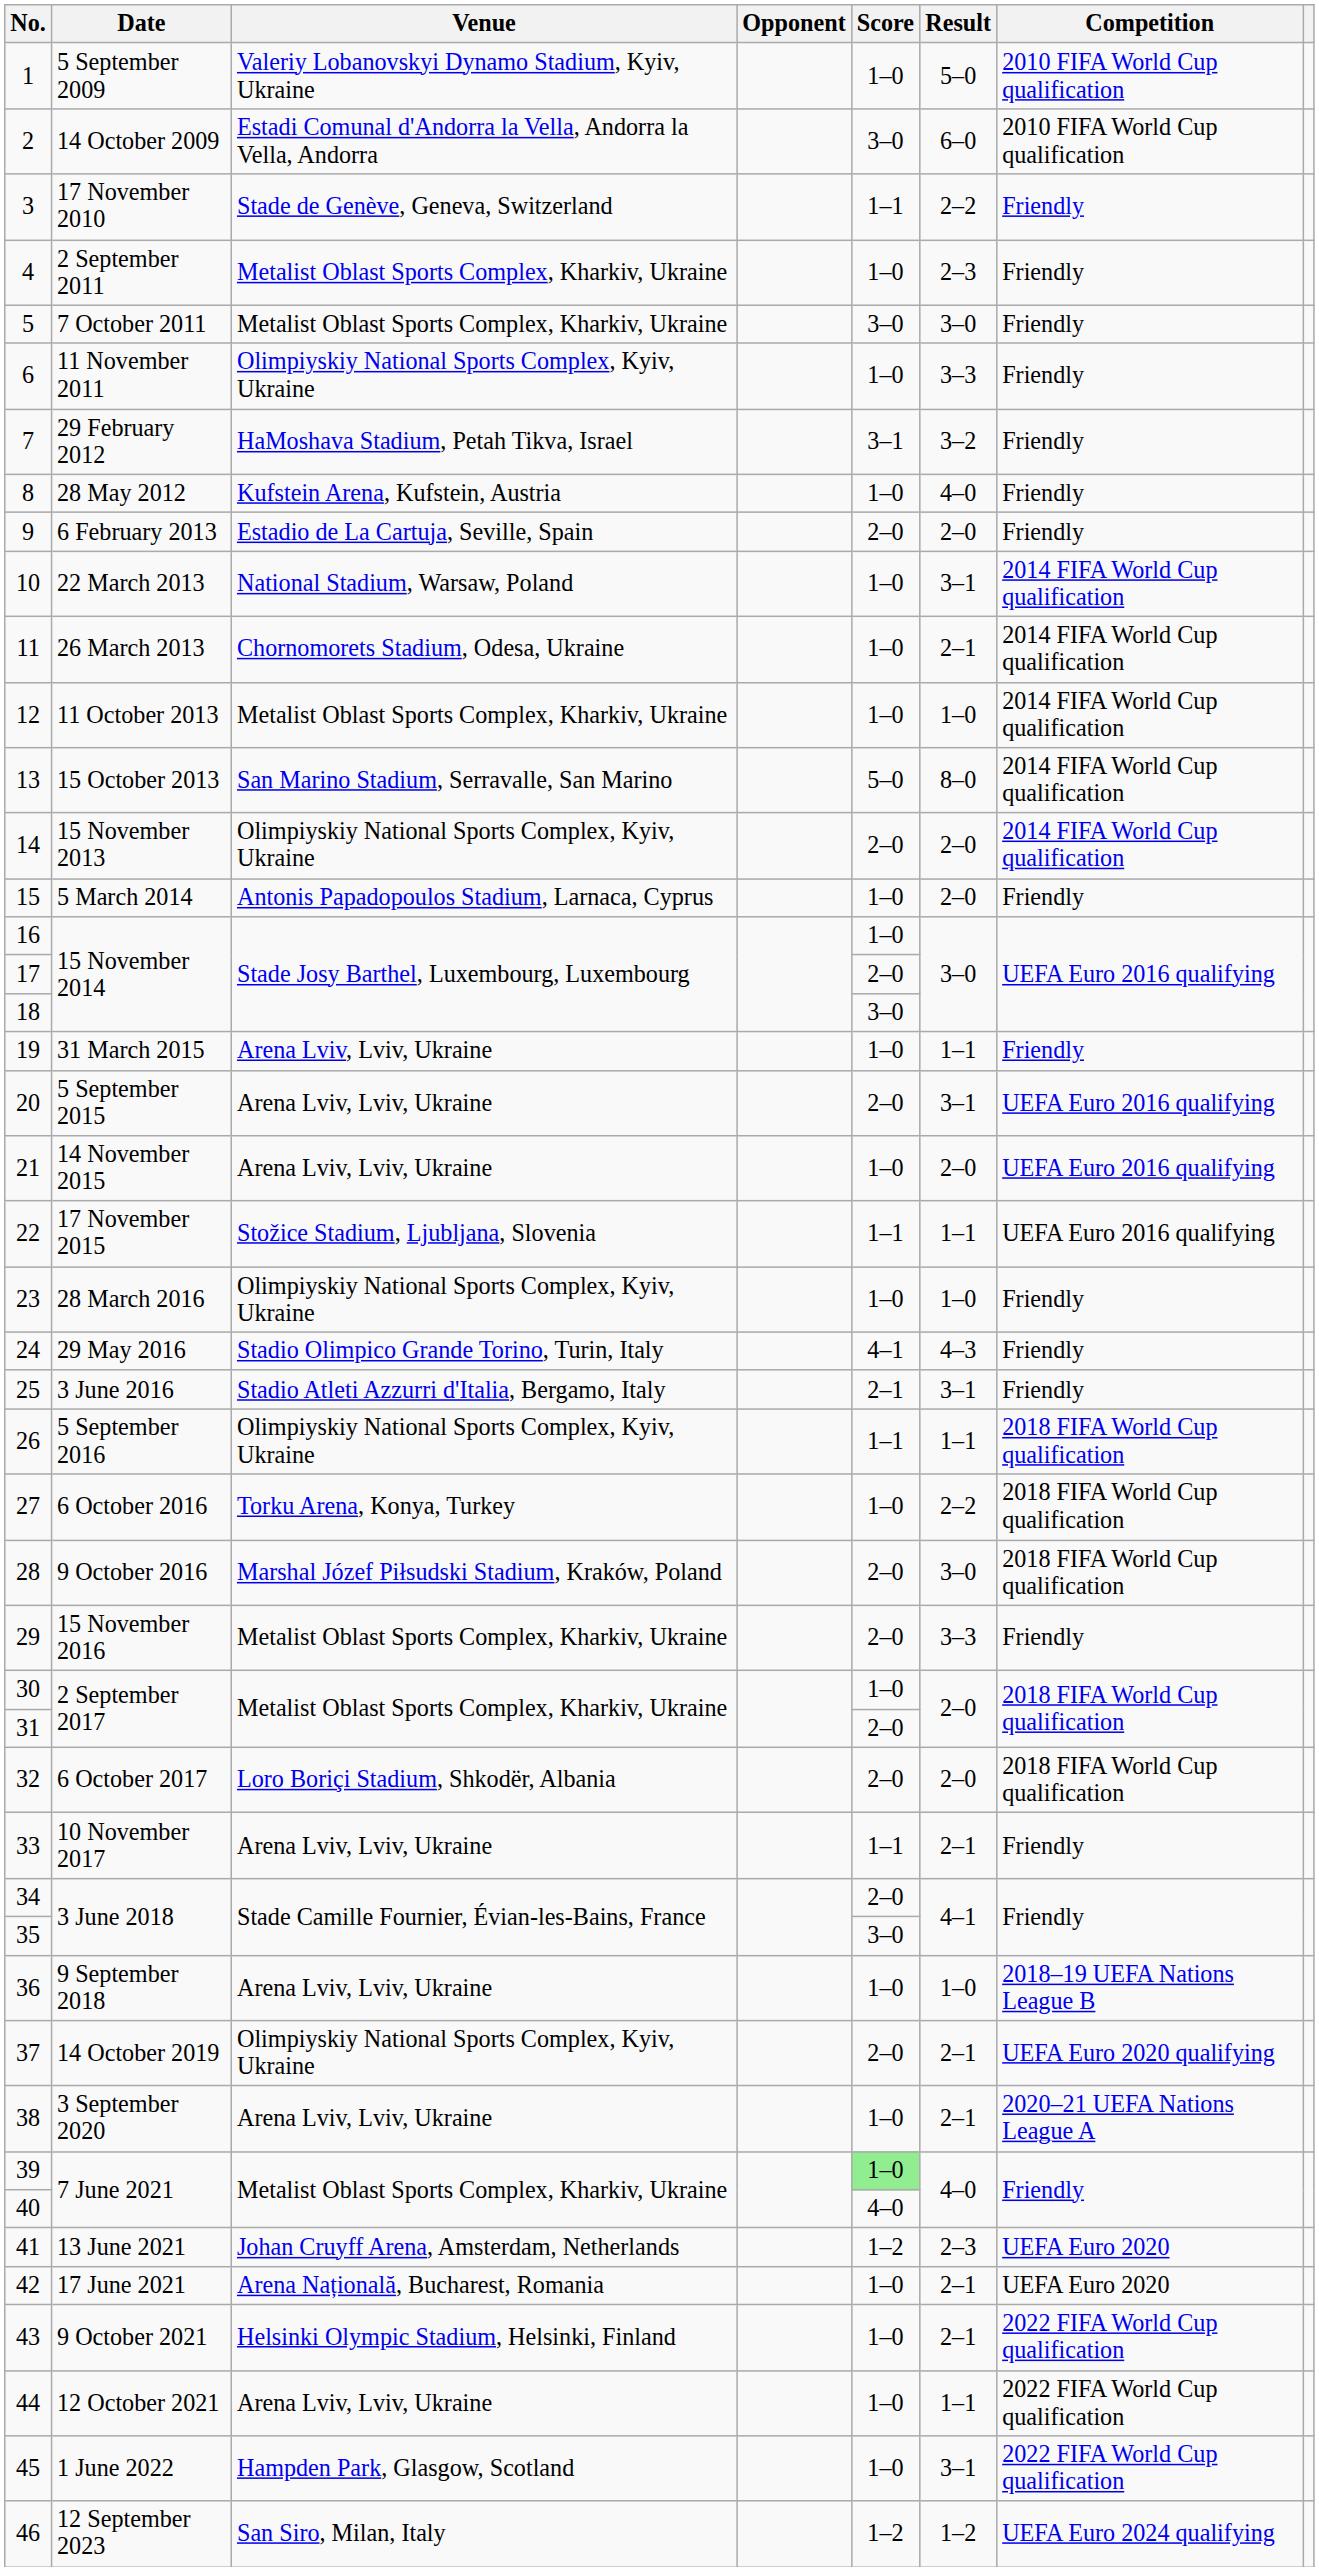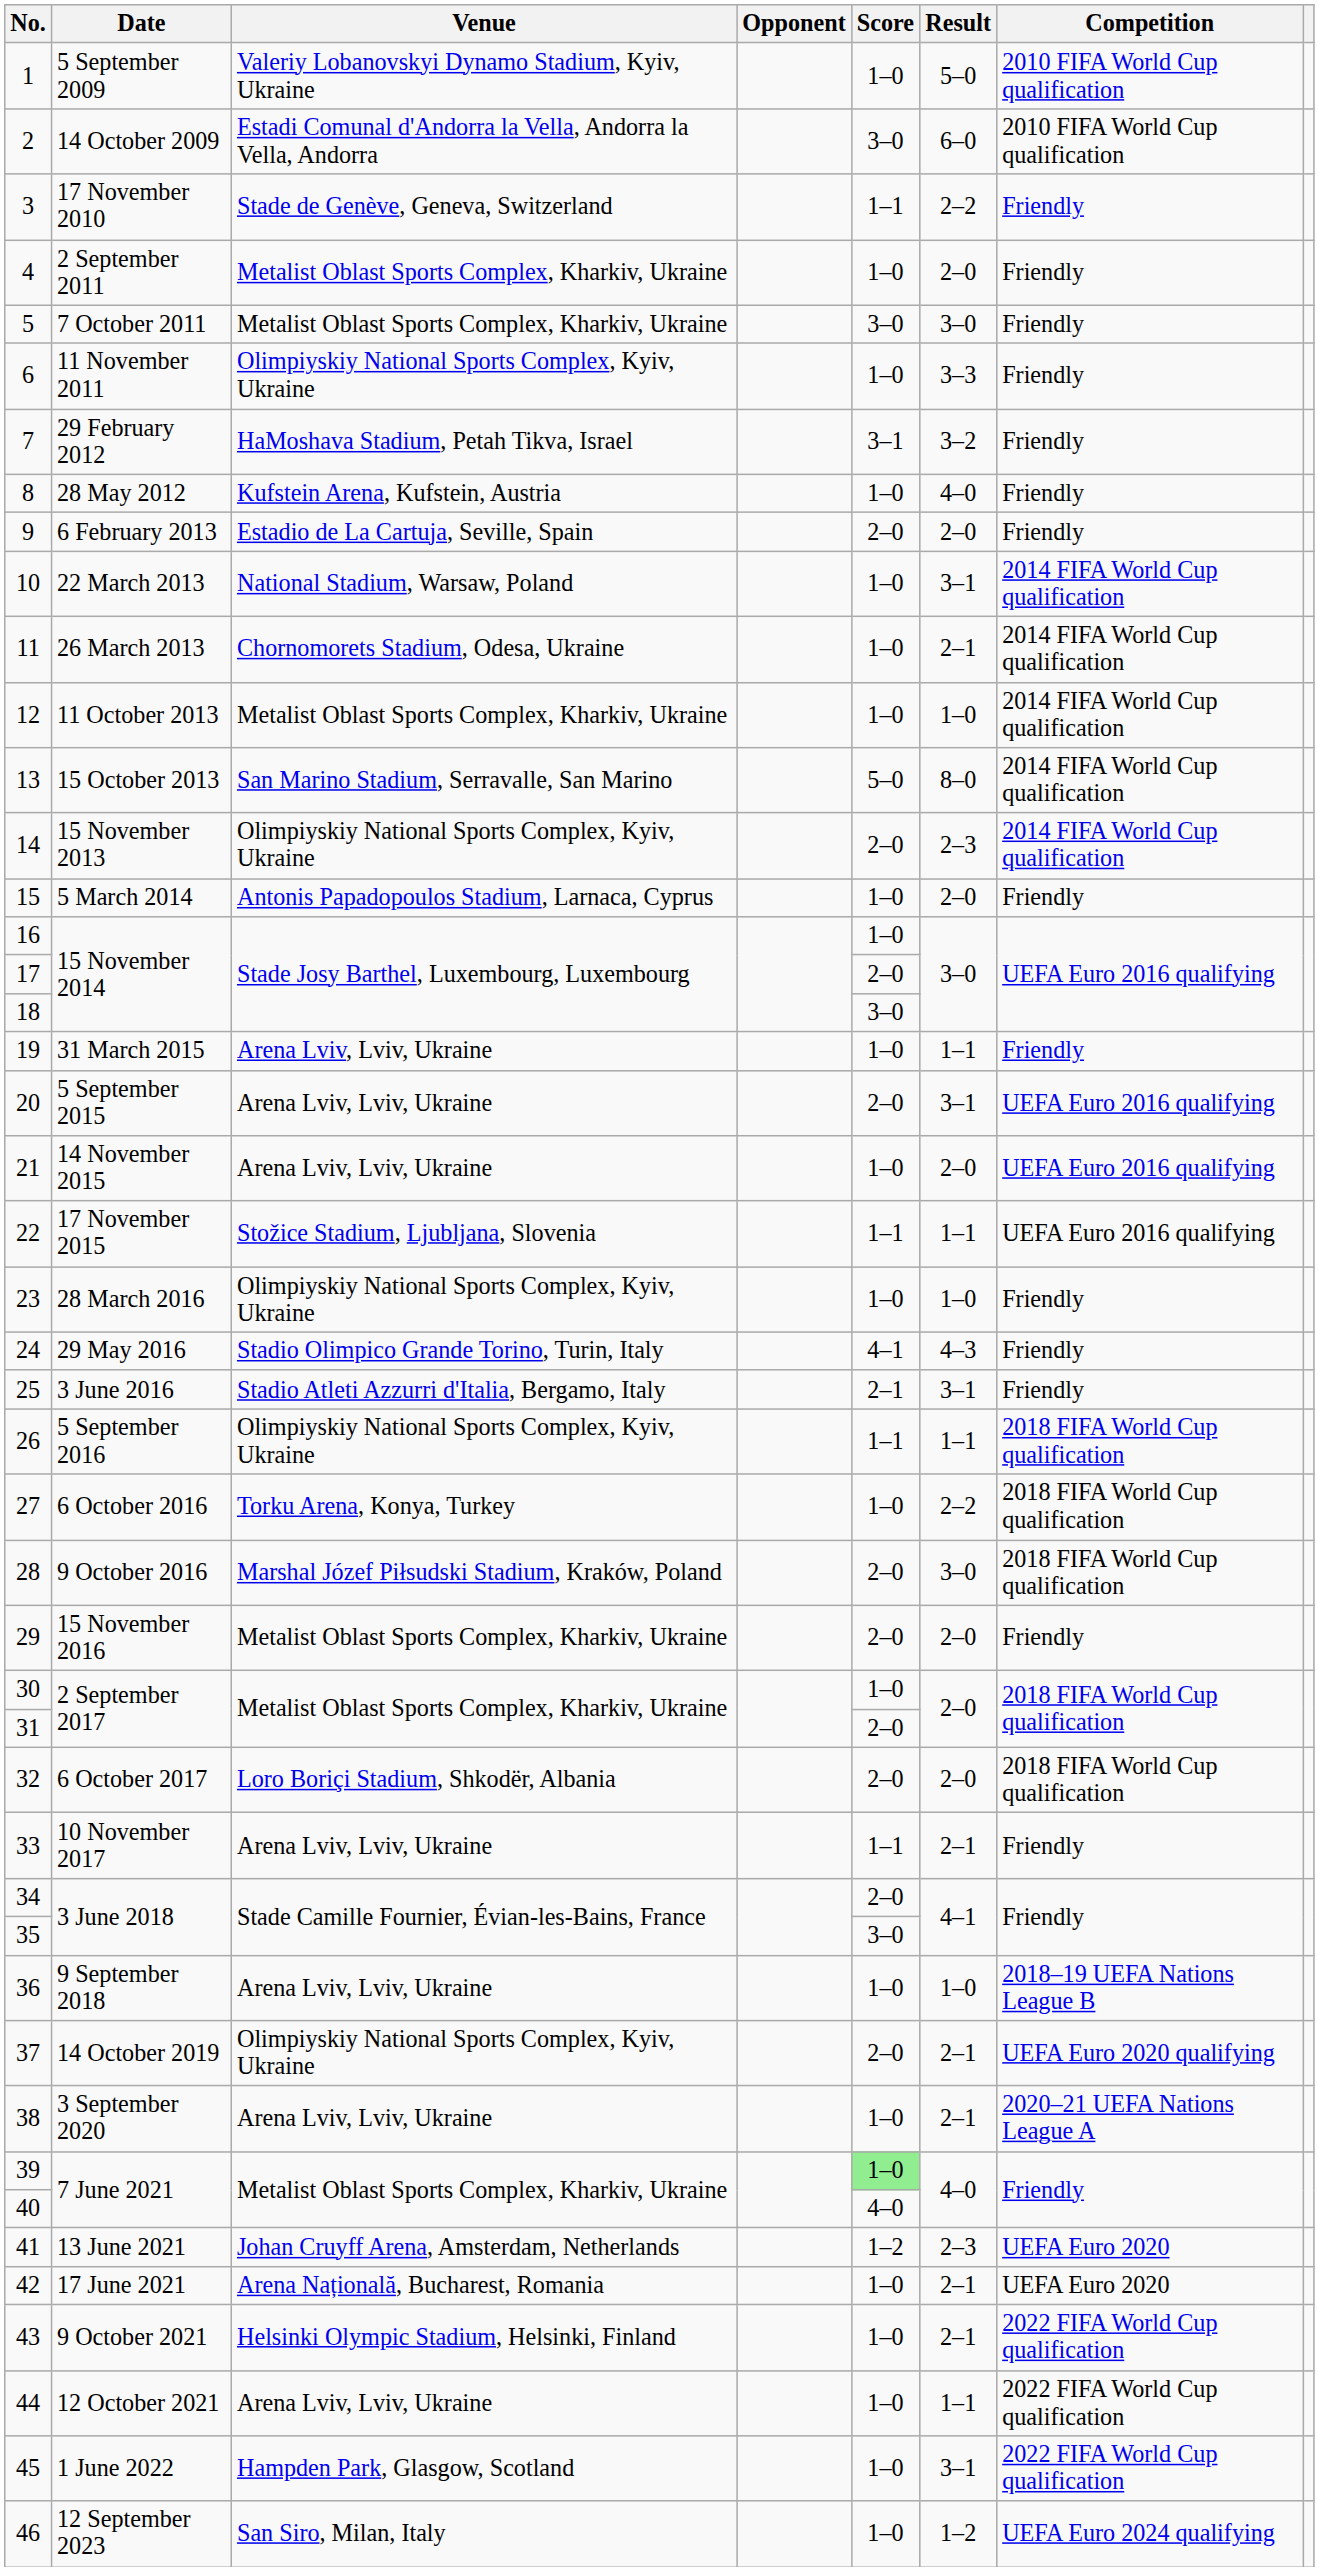(958, 272) 2–3 -> (958, 272) 2–0
(958, 845) 2–0 -> (958, 845) 2–3
(958, 1637) 3–3 -> (958, 1637) 2–0
(885, 2533) 1–2 -> (885, 2533) 1–0
